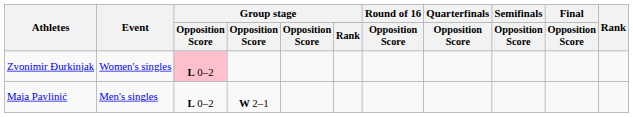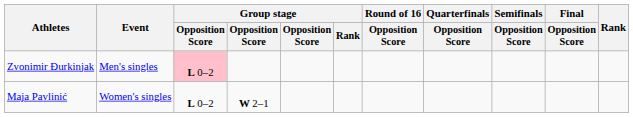(135, 66) Women's singles -> (129, 66) Men's singles
(129, 97) Men's singles -> (135, 97) Women's singles
